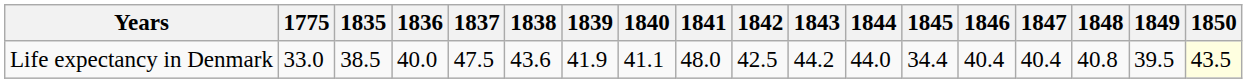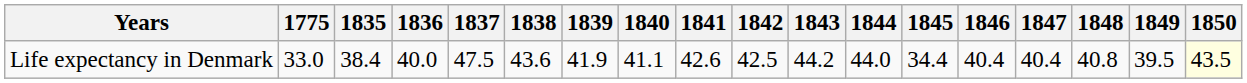(360, 59) 38.5 -> (360, 59) 38.4
(701, 59) 48.0 -> (701, 59) 42.6
